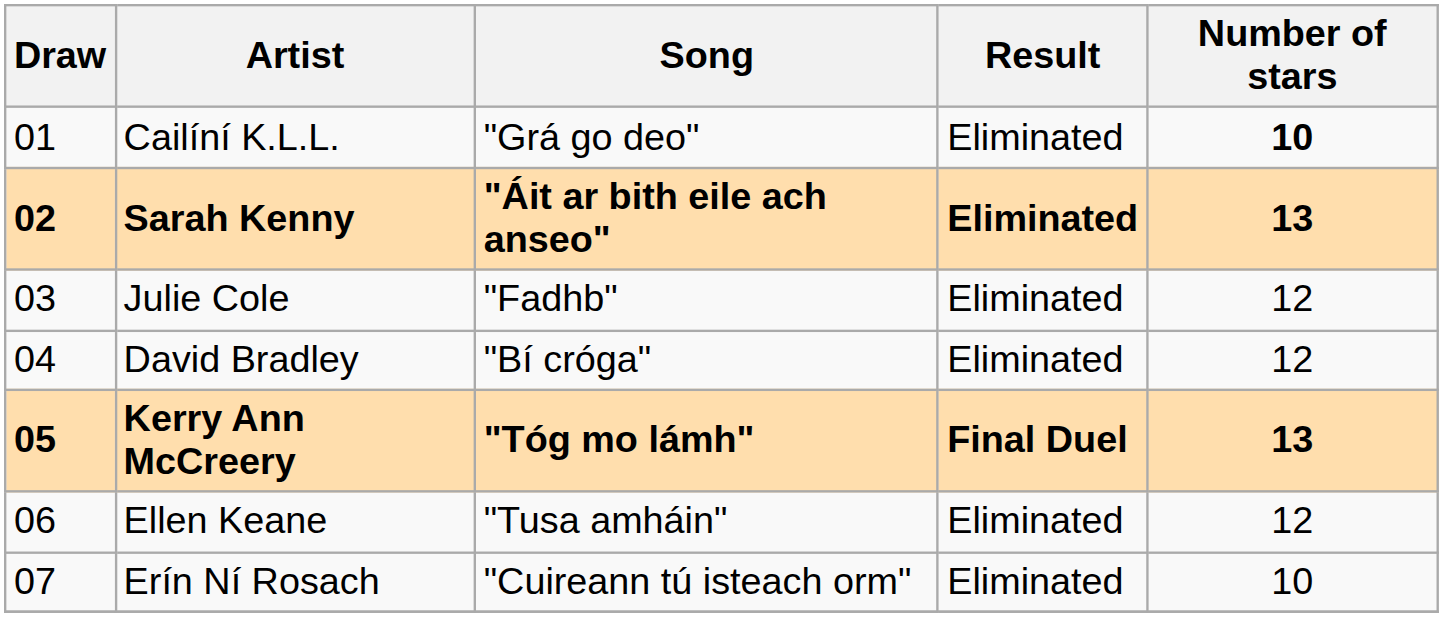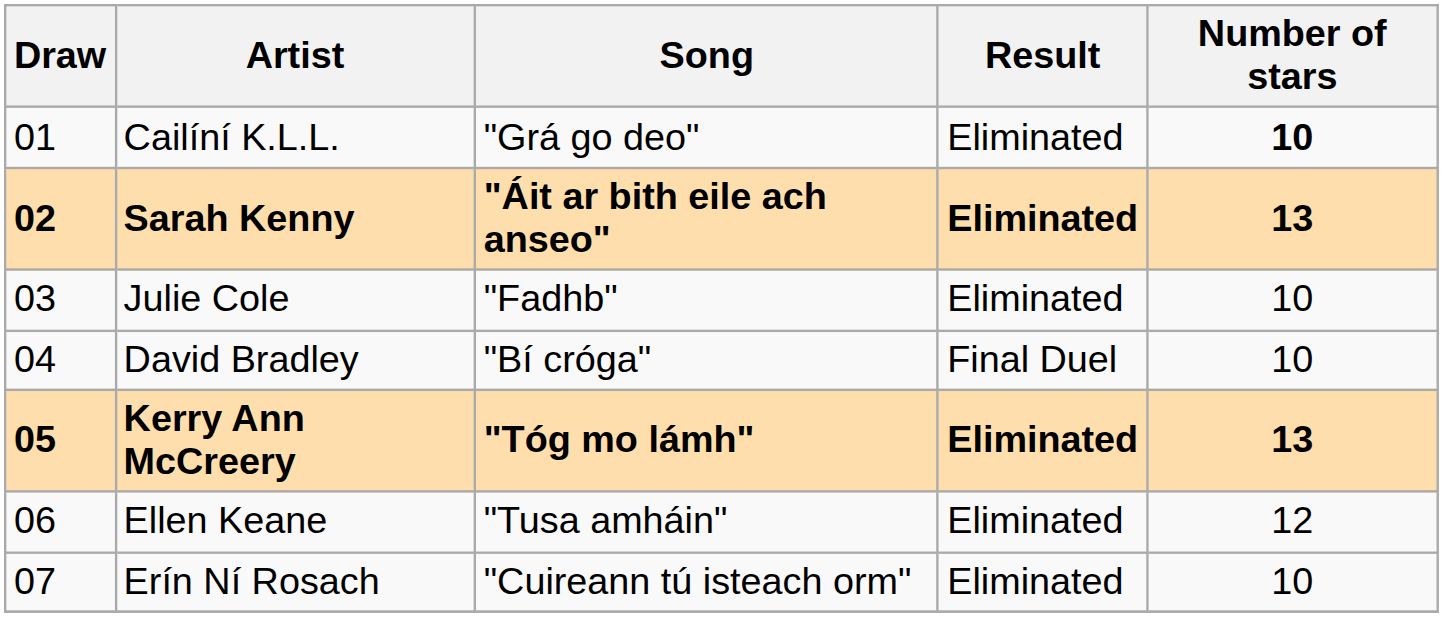(1292, 299) 12 -> (1292, 299) 10
(1035, 358) Eliminated -> (1032, 358) Final Duel
(1292, 358) 12 -> (1292, 358) 10
(1037, 440) Final Duel -> (1043, 440) Eliminated
